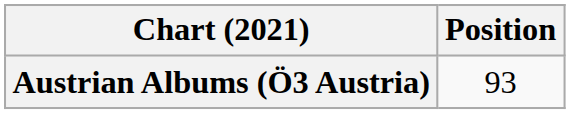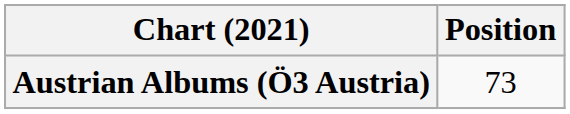(501, 81) 93 -> (501, 81) 73
